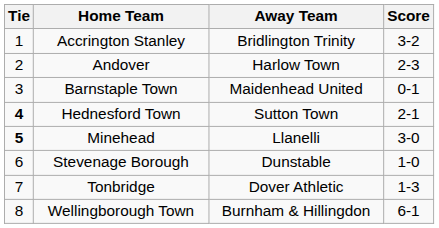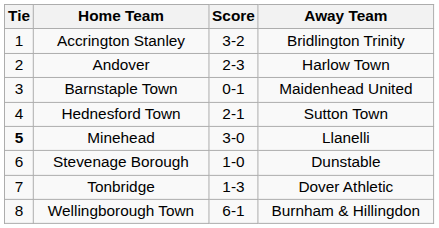columns swapped: (409, 16) <-> (296, 16)
(19, 114) bold -> (19, 114) normal
